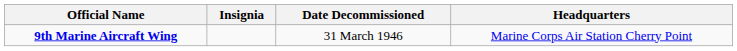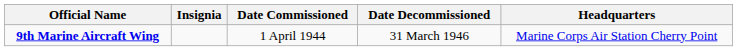+ column: (293, 14)
